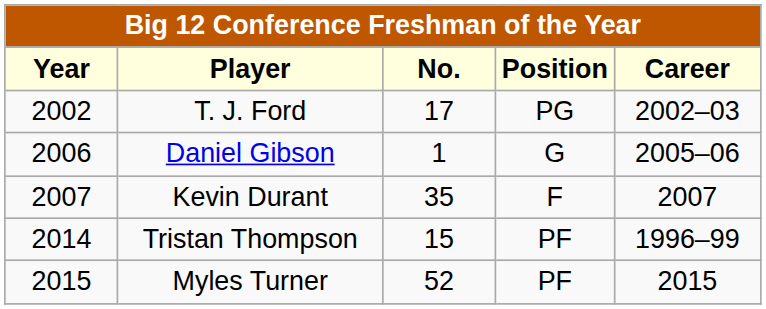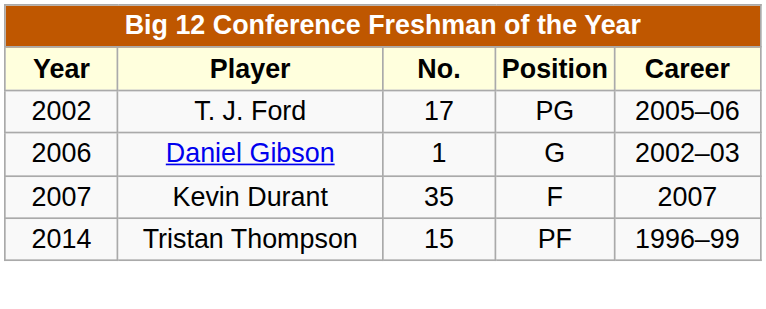(687, 111) 2002–03 -> (687, 111) 2005–06
(687, 153) 2005–06 -> (687, 153) 2002–03
- row: (250, 281)
